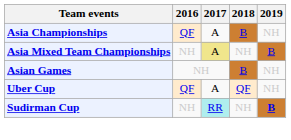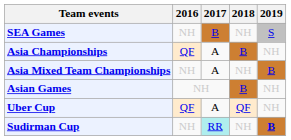+ row: (36, 33)
(215, 51) khaki background -> (215, 70) no background
